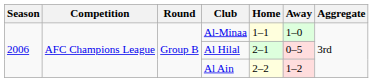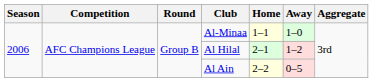(294, 50) 0–5 -> (294, 50) 1–2
(294, 68) 1–2 -> (294, 68) 0–5
